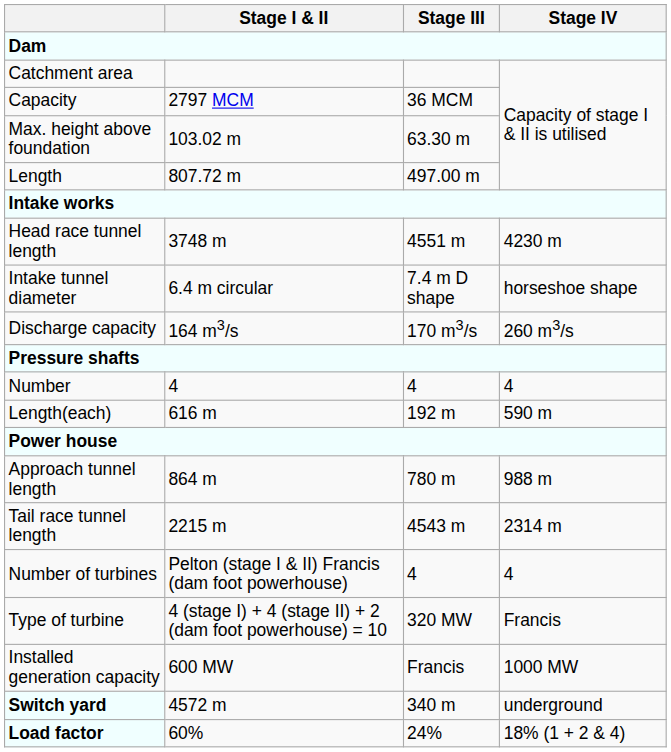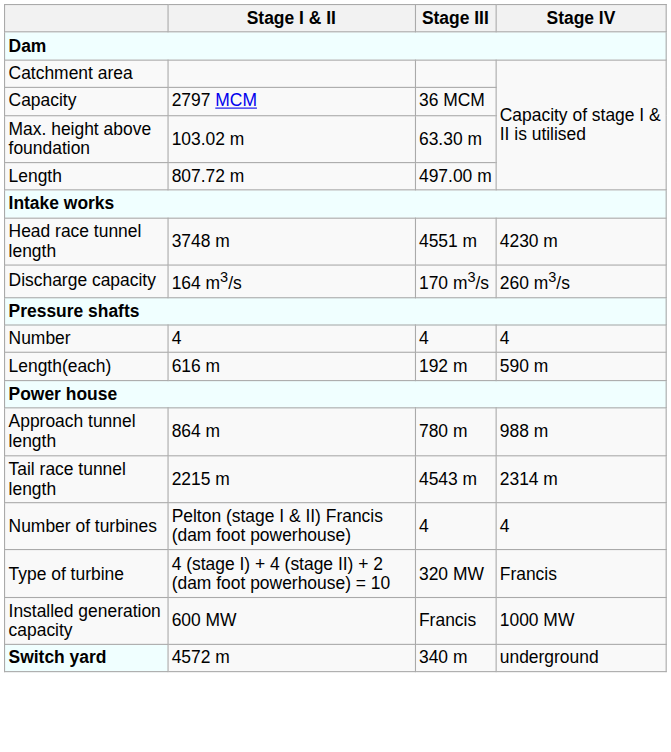- row: (59, 288)
- row: (56, 733)
